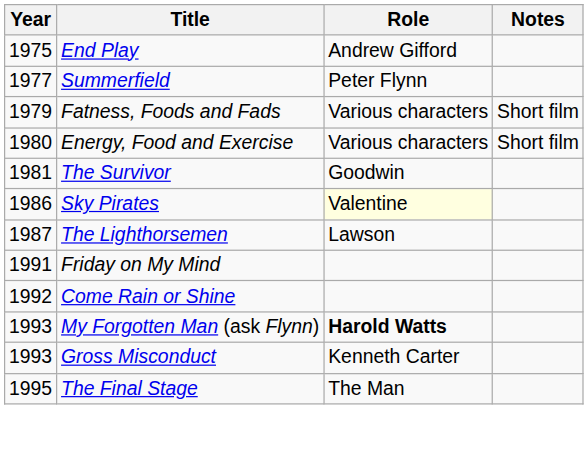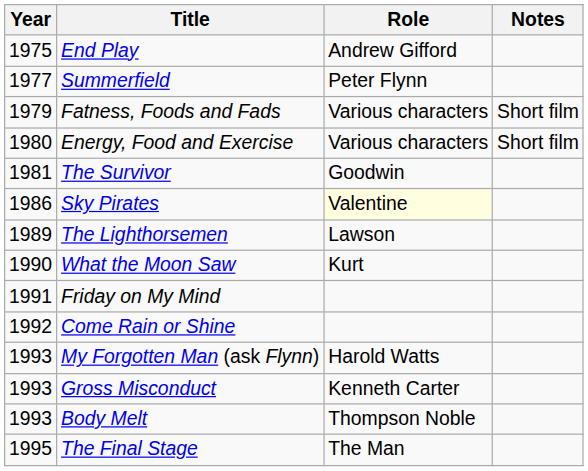(31, 234) 1987 -> (31, 234) 1989
+ row: (148, 265)
(388, 326) bold -> (384, 357) normal
+ row: (104, 419)
